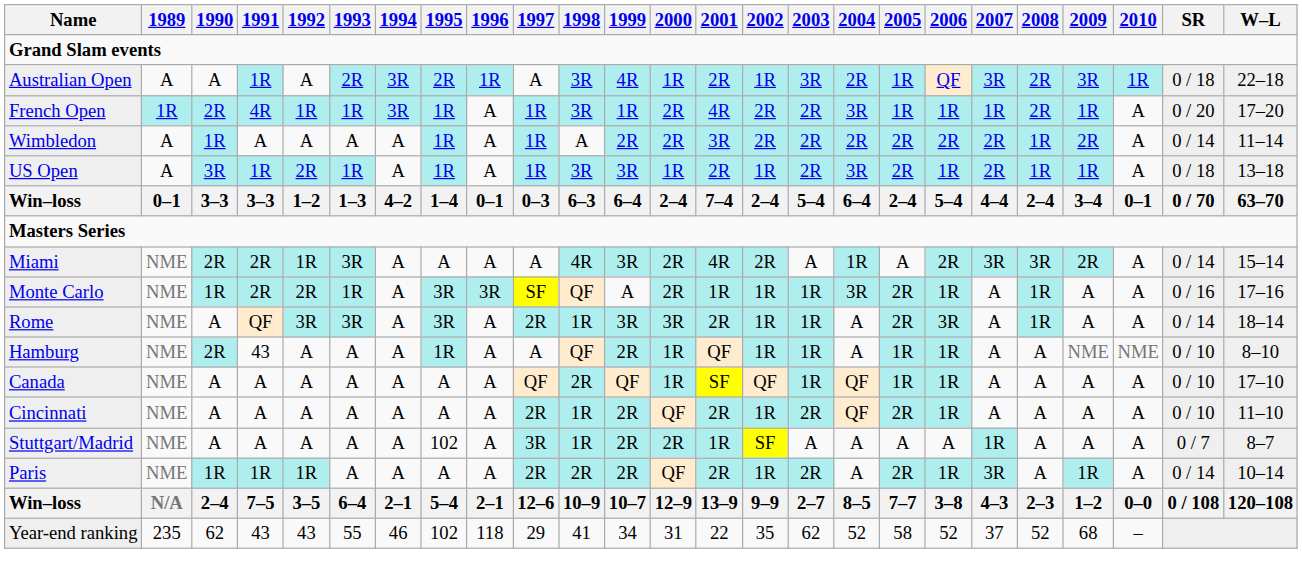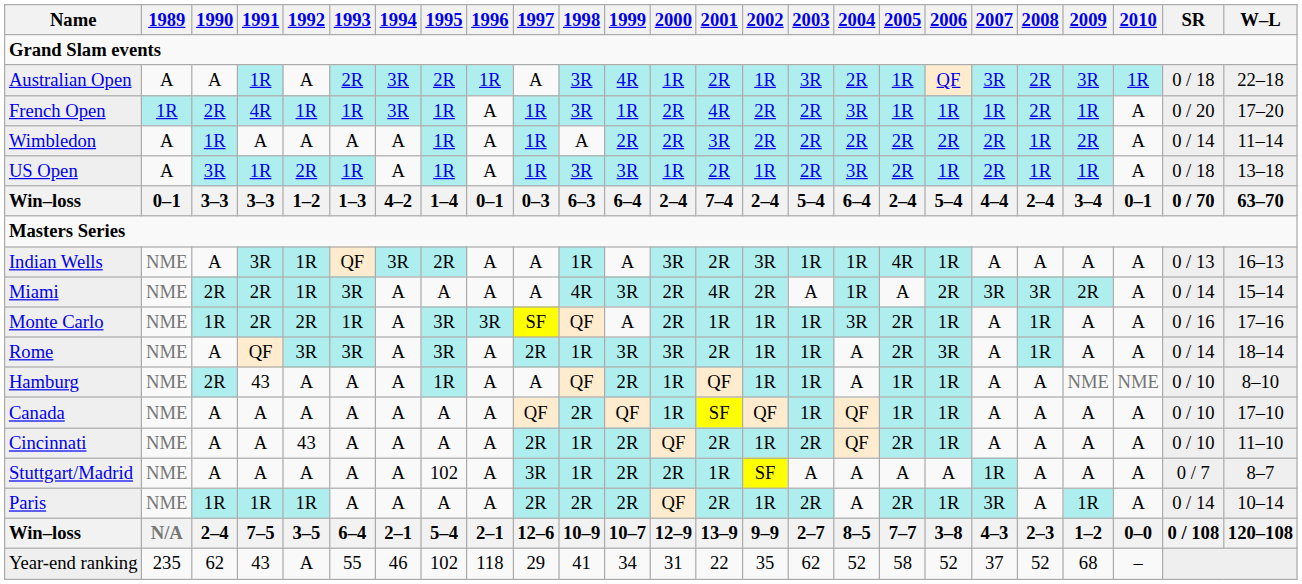+ row: (56, 260)
(306, 412) A -> (306, 442) 43
(306, 532) 43 -> (306, 563) A
